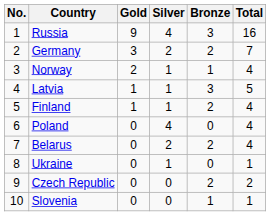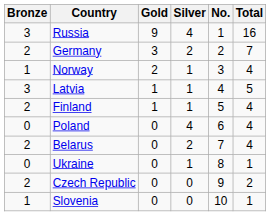columns swapped: (17, 13) <-> (210, 13)
